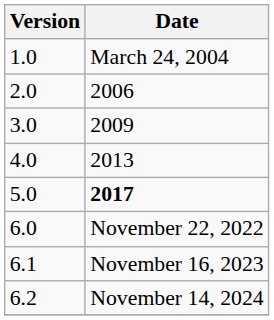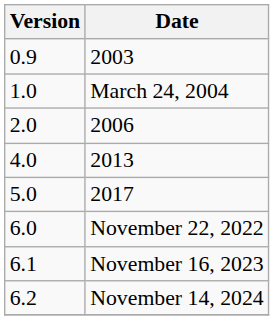+ row: (23, 56)
- row: (23, 125)
(112, 194) bold -> (112, 194) normal
